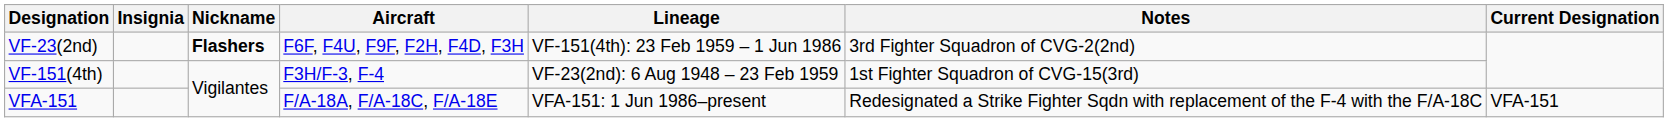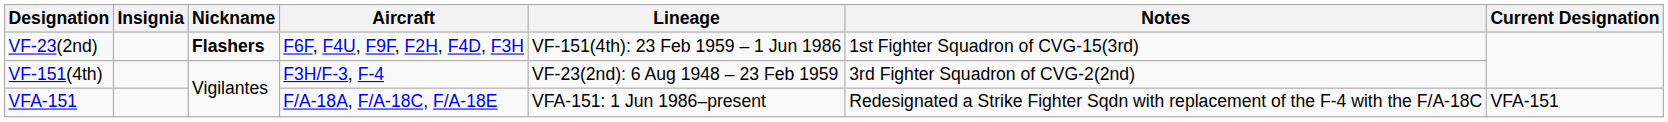(992, 46) 3rd Fighter Squadron of CVG-2(2nd) -> (994, 46) 1st Fighter Squadron of CVG-15(3rd)
(994, 74) 1st Fighter Squadron of CVG-15(3rd) -> (992, 74) 3rd Fighter Squadron of CVG-2(2nd)
